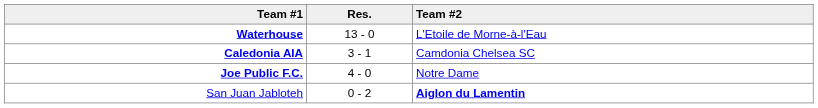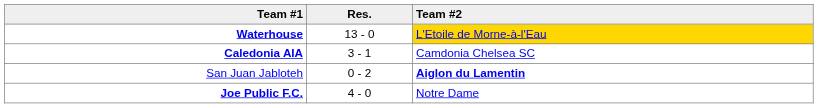(481, 34) no background -> (481, 34) gold background
rows swapped: (262, 73) <-> (255, 93)
